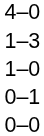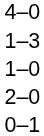+ row: (22, 97)
- row: (22, 125)
